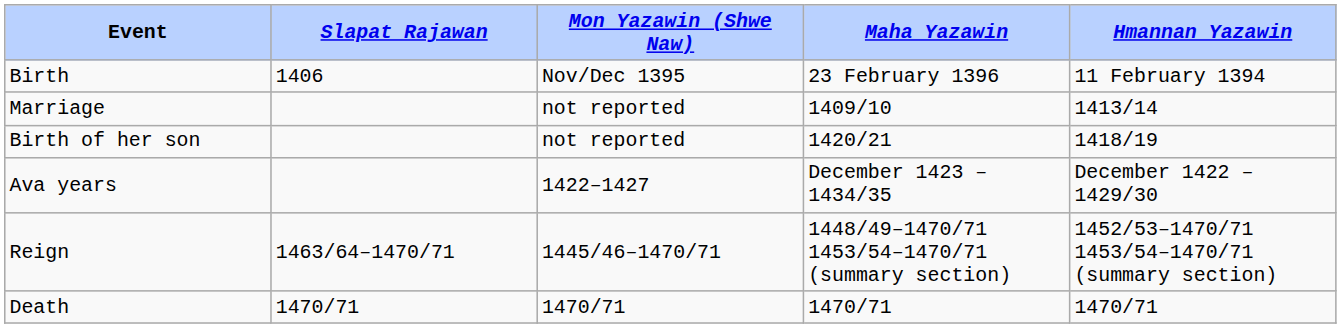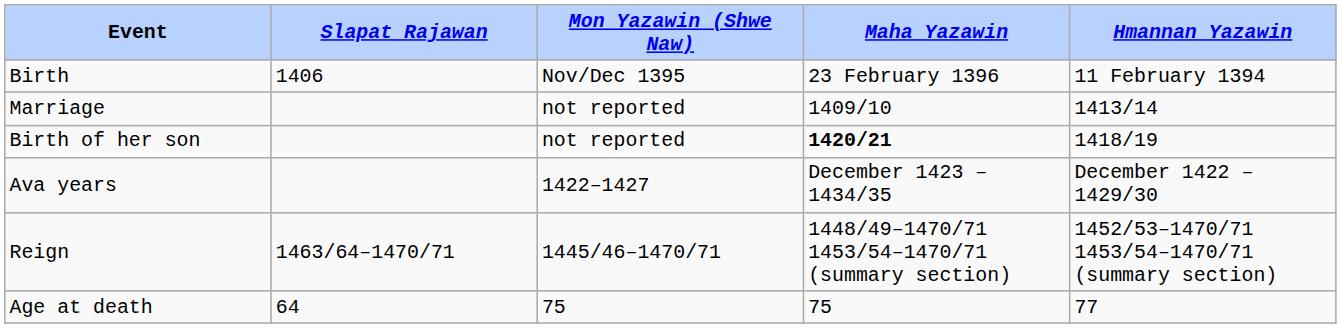(850, 141) normal -> (850, 141) bold
- row: (39, 307)
+ row: (81, 307)
